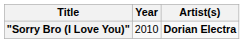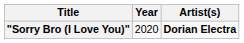(147, 30) 2010 -> (147, 30) 2020
